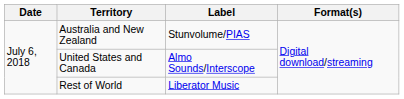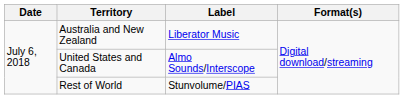(209, 35) Stunvolume/PIAS -> (204, 35) Liberator Music
(204, 85) Liberator Music -> (209, 85) Stunvolume/PIAS
